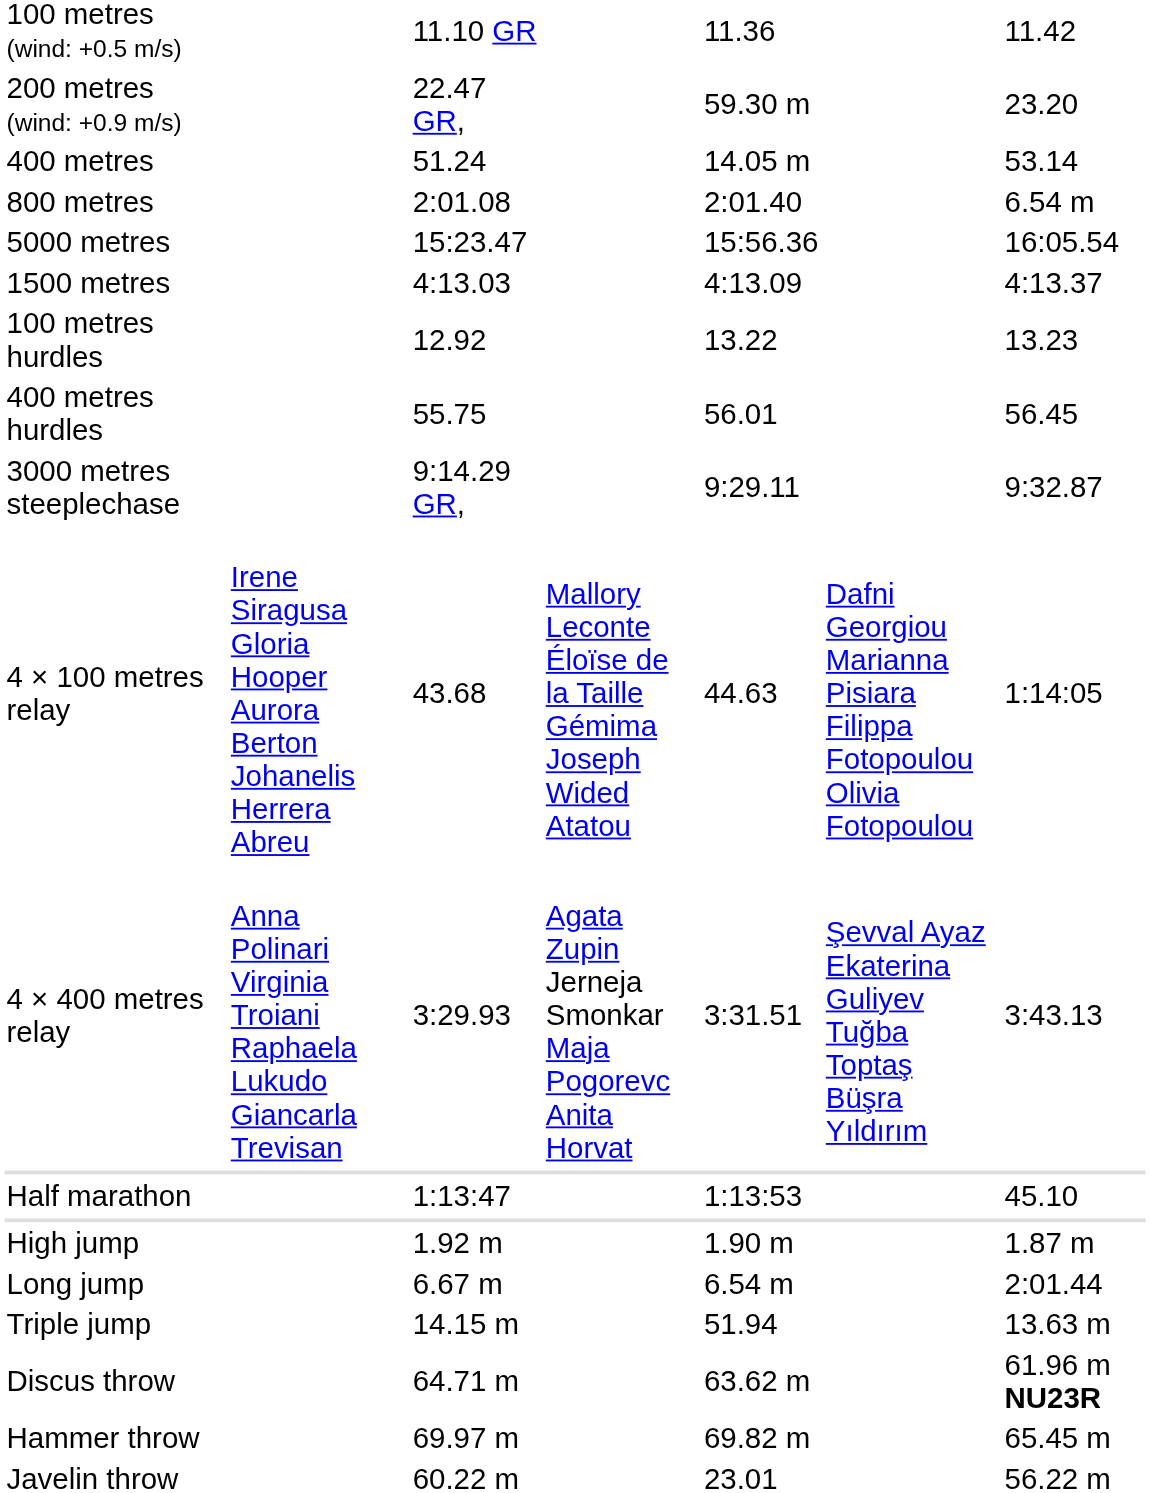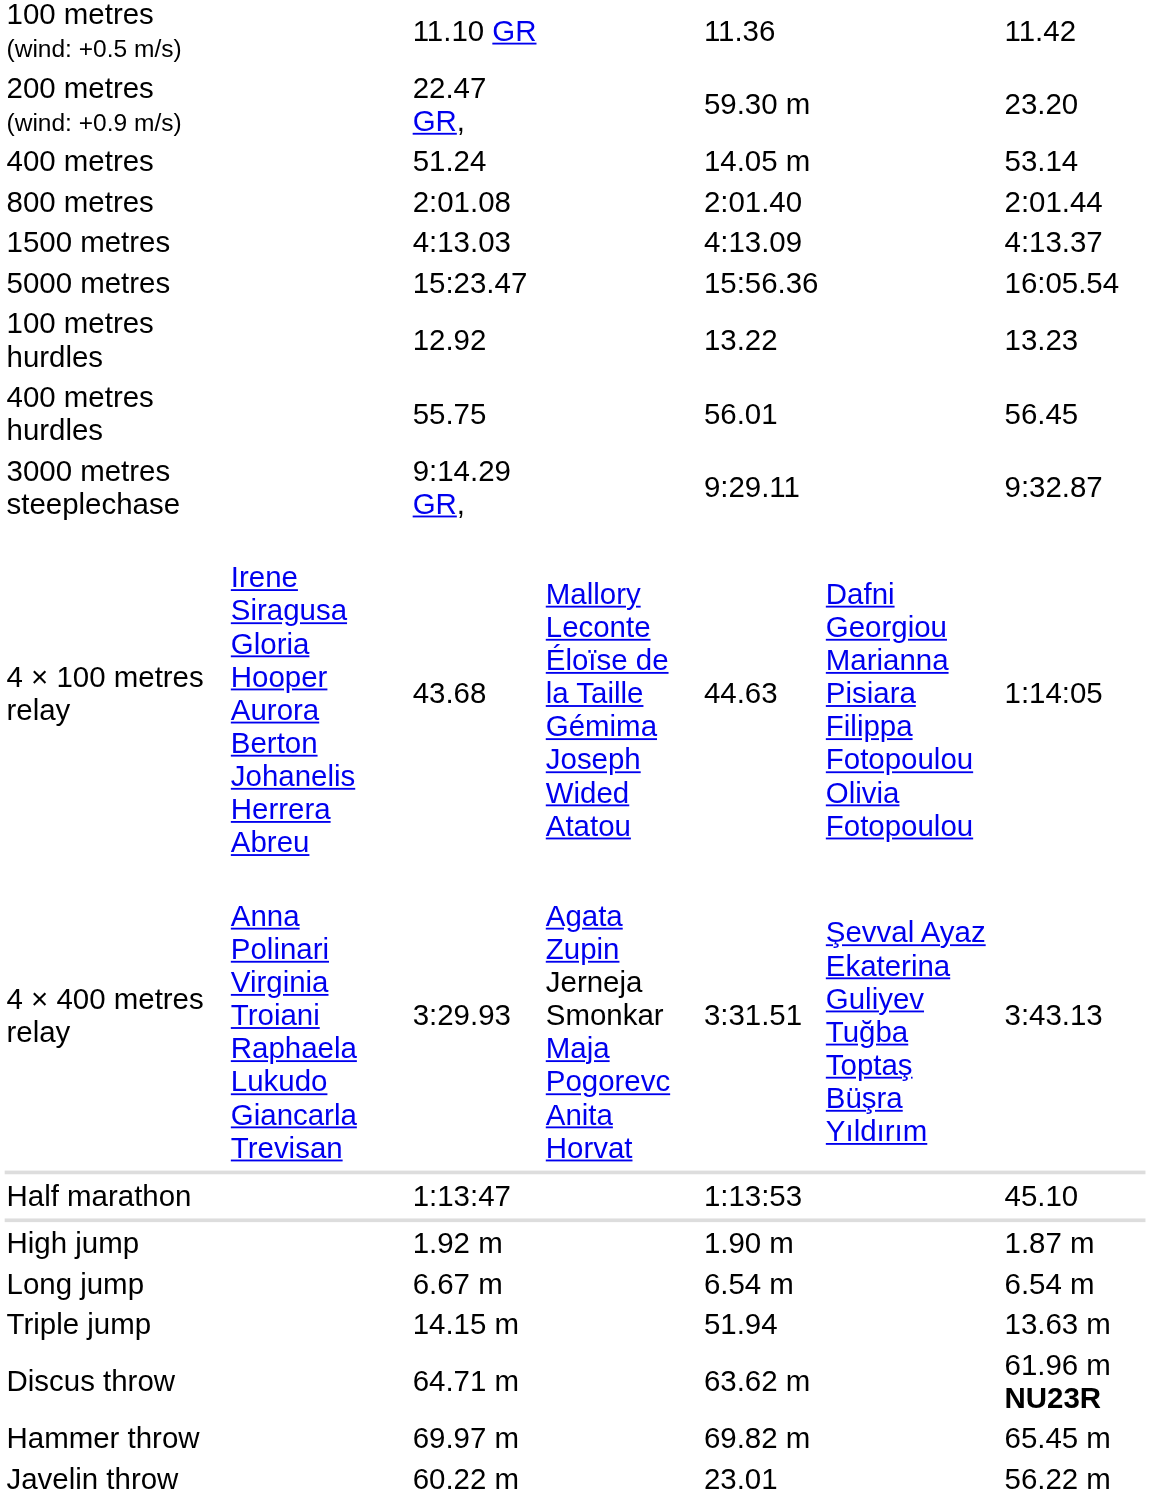(1050, 202) 6.54 m -> (1054, 202) 2:01.44
rows swapped: (88, 283) <-> (88, 242)
(1054, 1284) 2:01.44 -> (1050, 1284) 6.54 m
